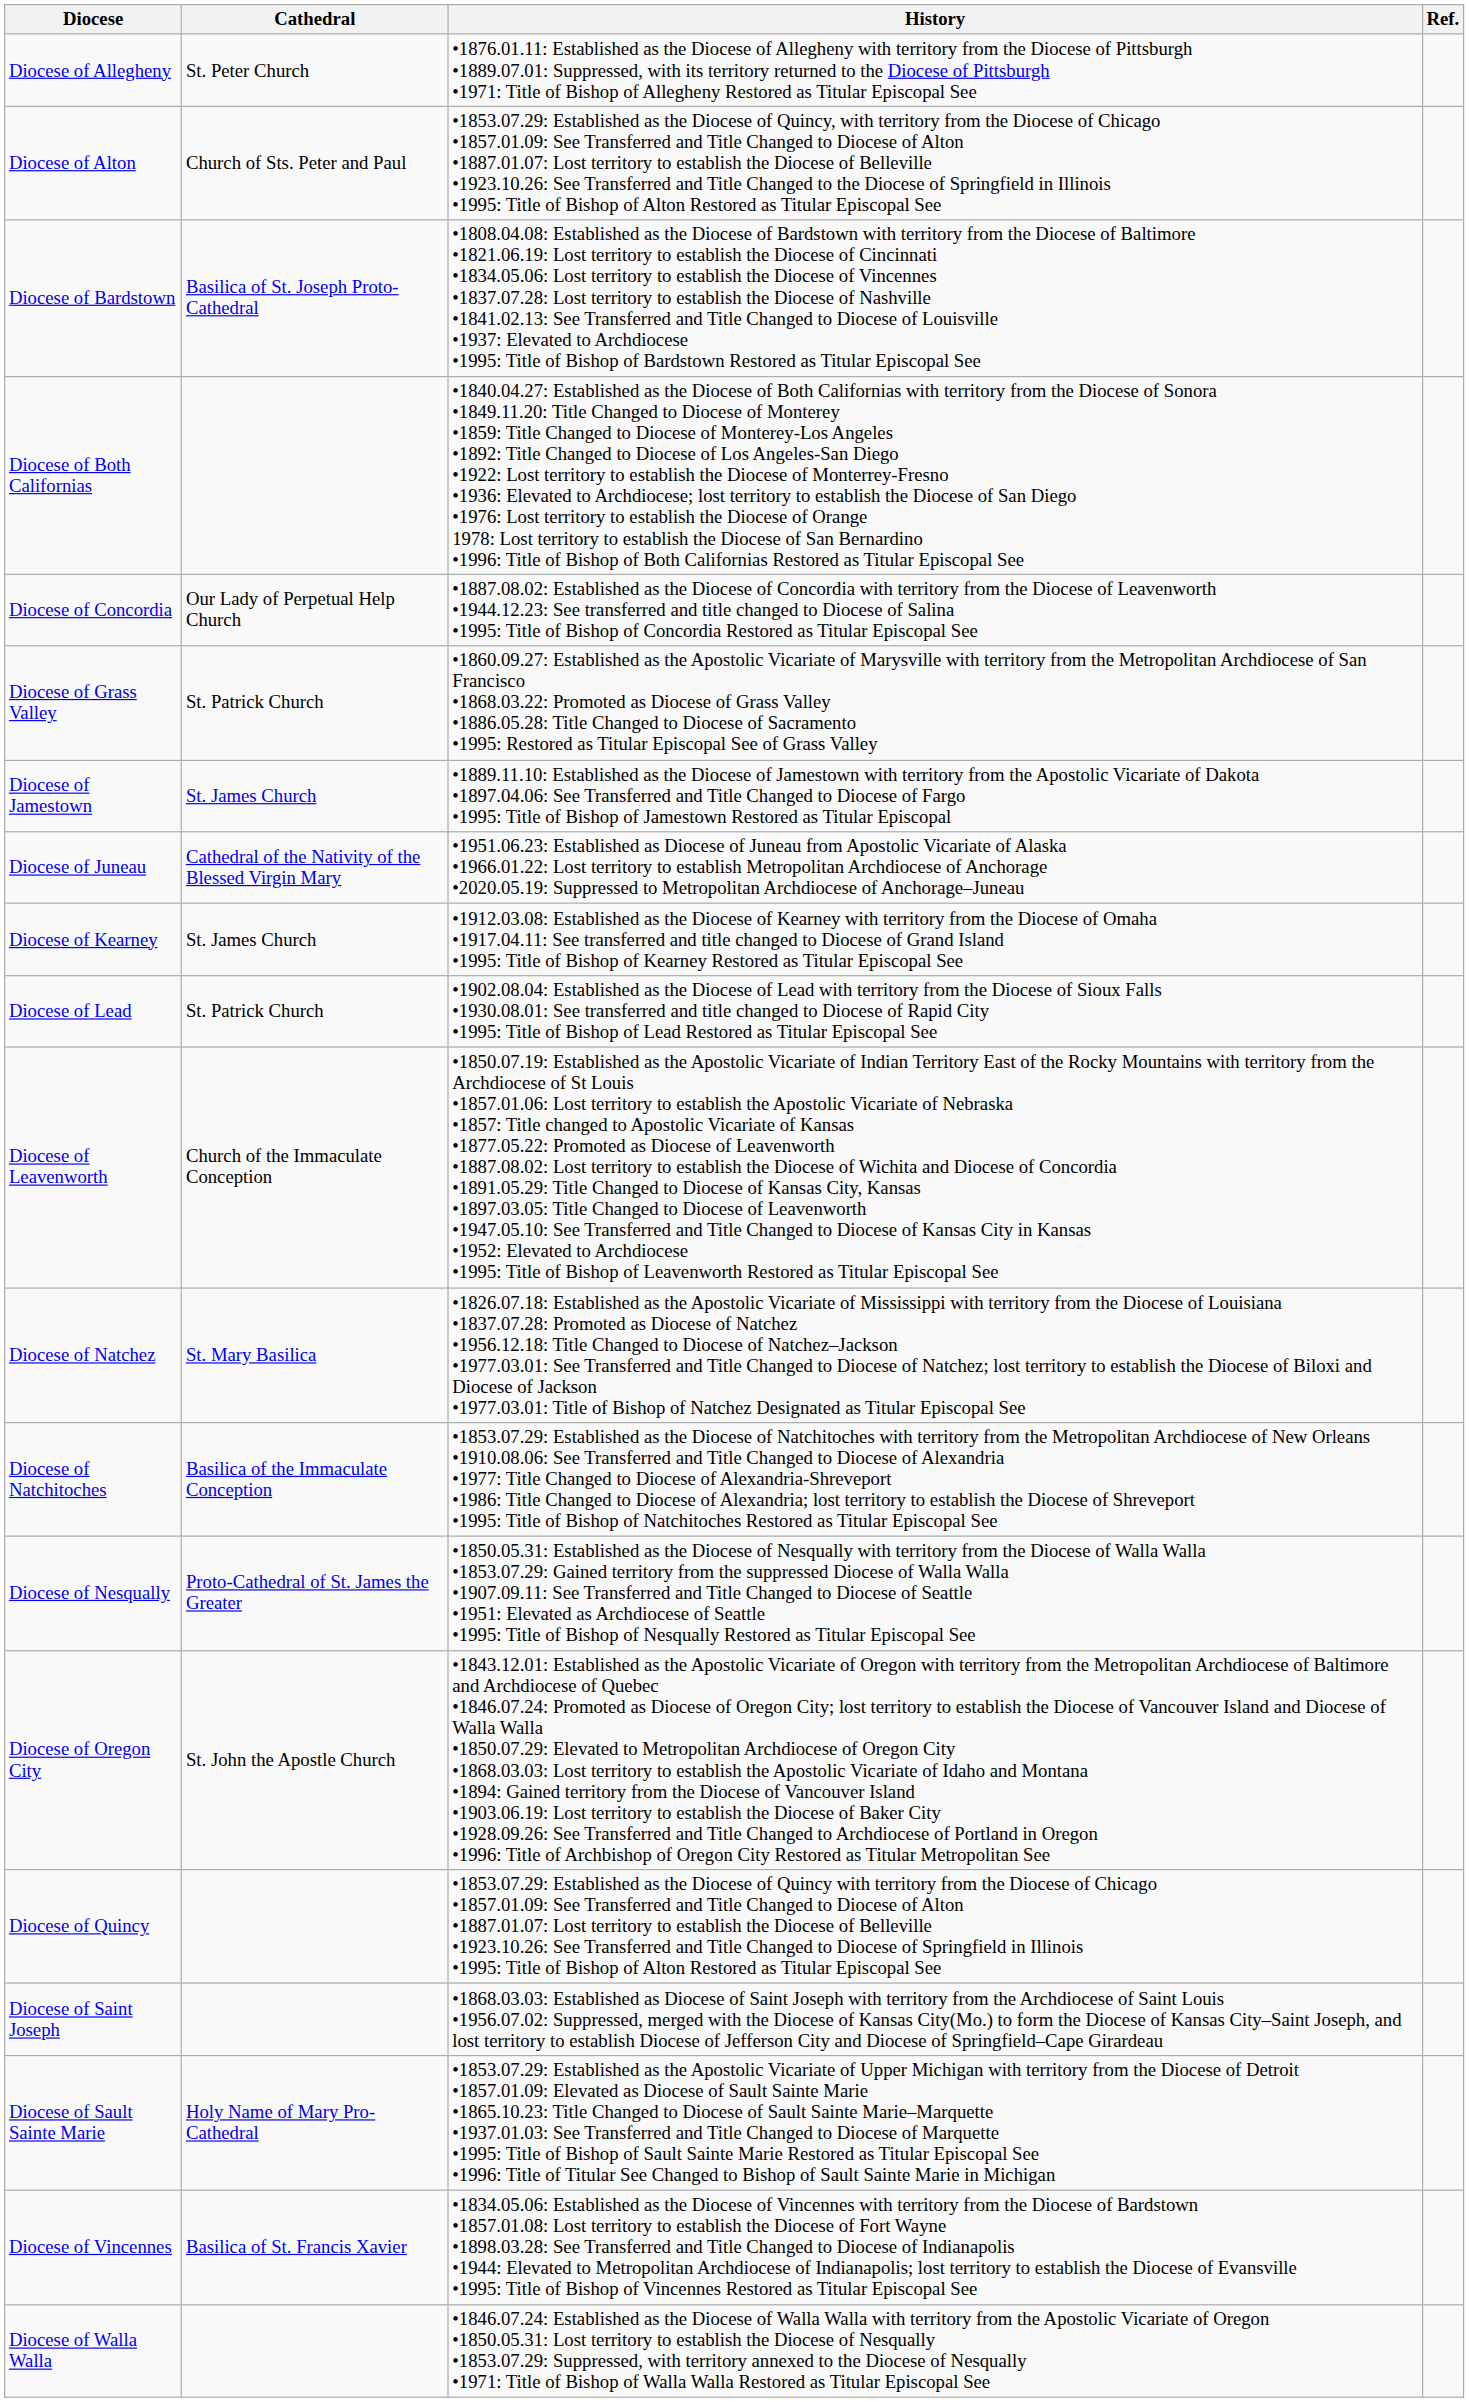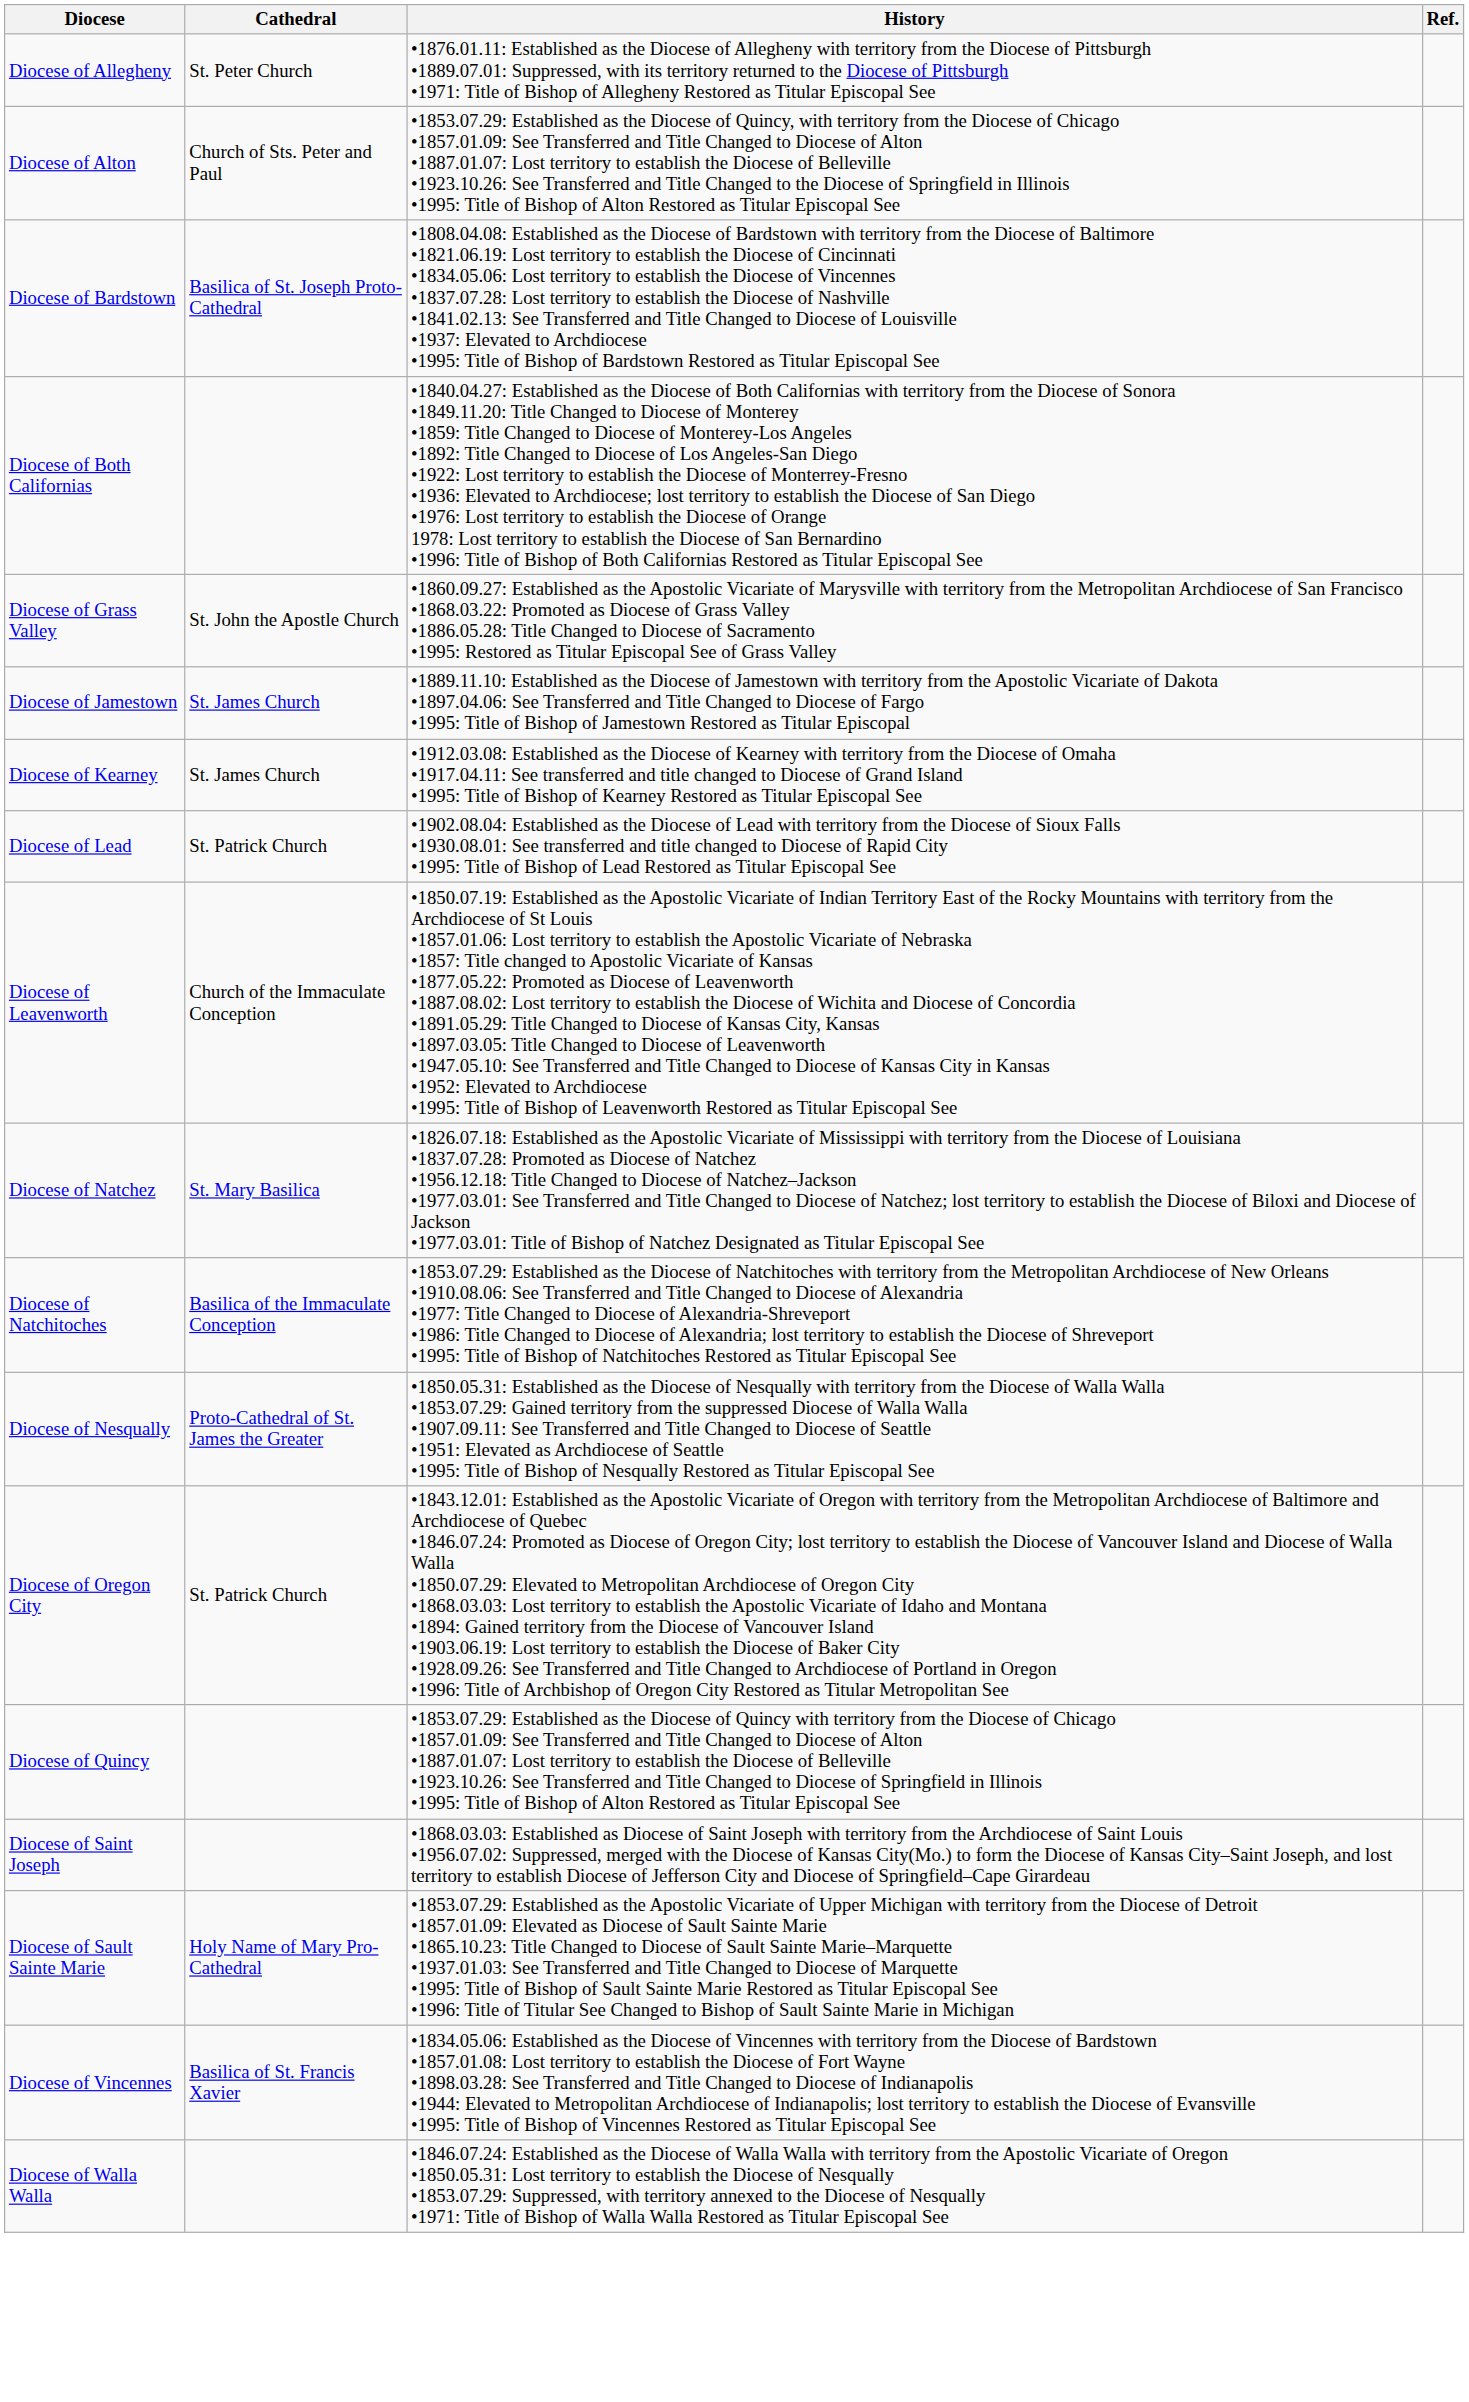- row: (91, 610)
(255, 702) St. Patrick Church -> (294, 620) St. John the Apostle Church
- row: (78, 867)
(291, 1759) St. John the Apostle Church -> (258, 1595) St. Patrick Church
